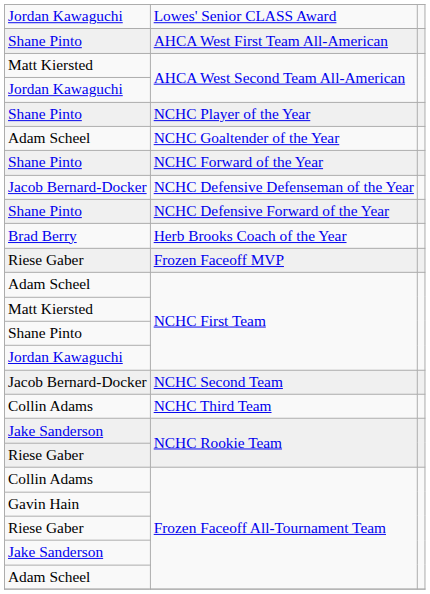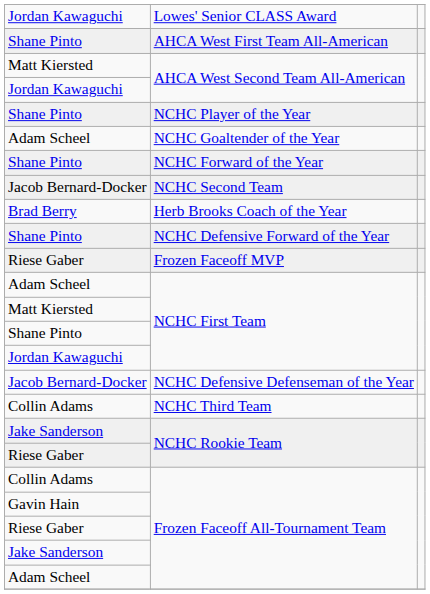rows swapped: (77, 187) <-> (77, 382)
rows swapped: (45, 211) <-> (42, 235)
